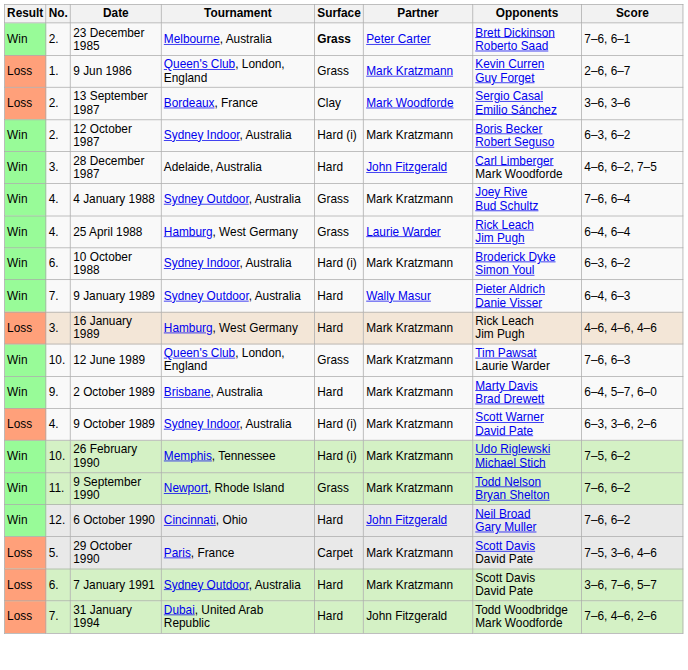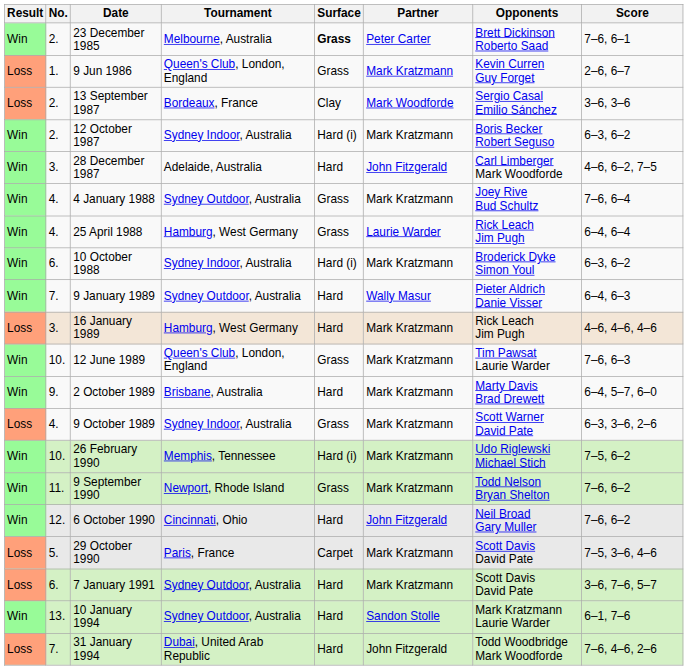(337, 424) Hard (i) -> (333, 424) Grass
+ row: (103, 617)
